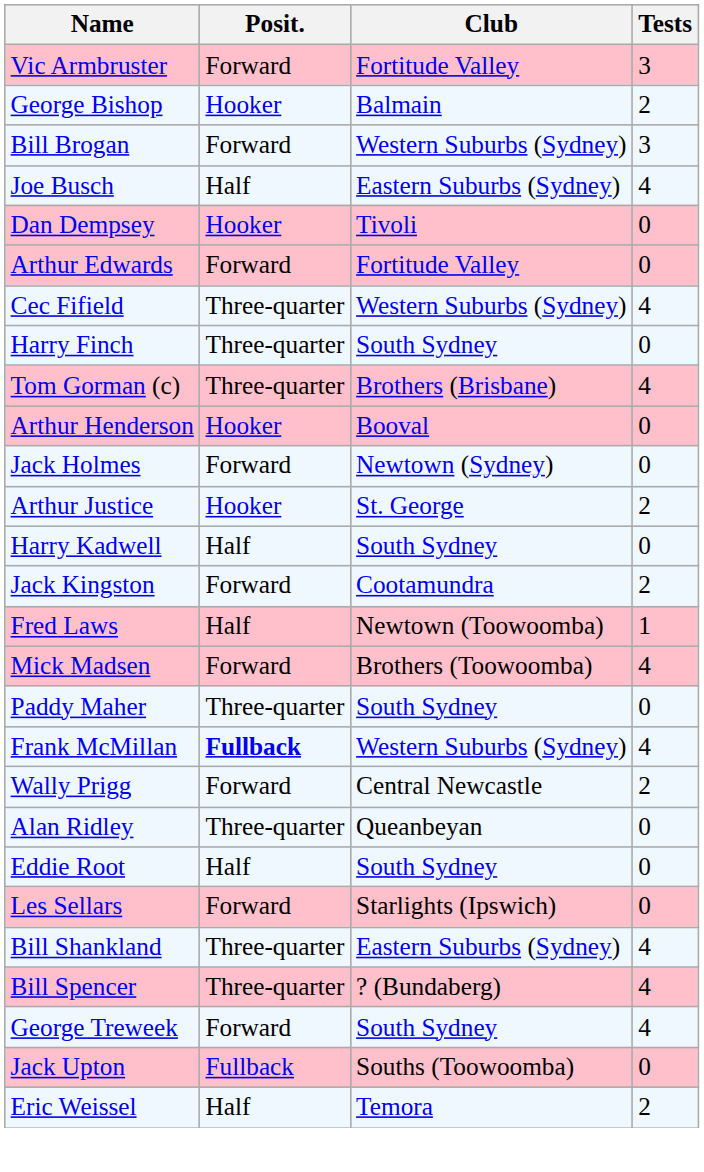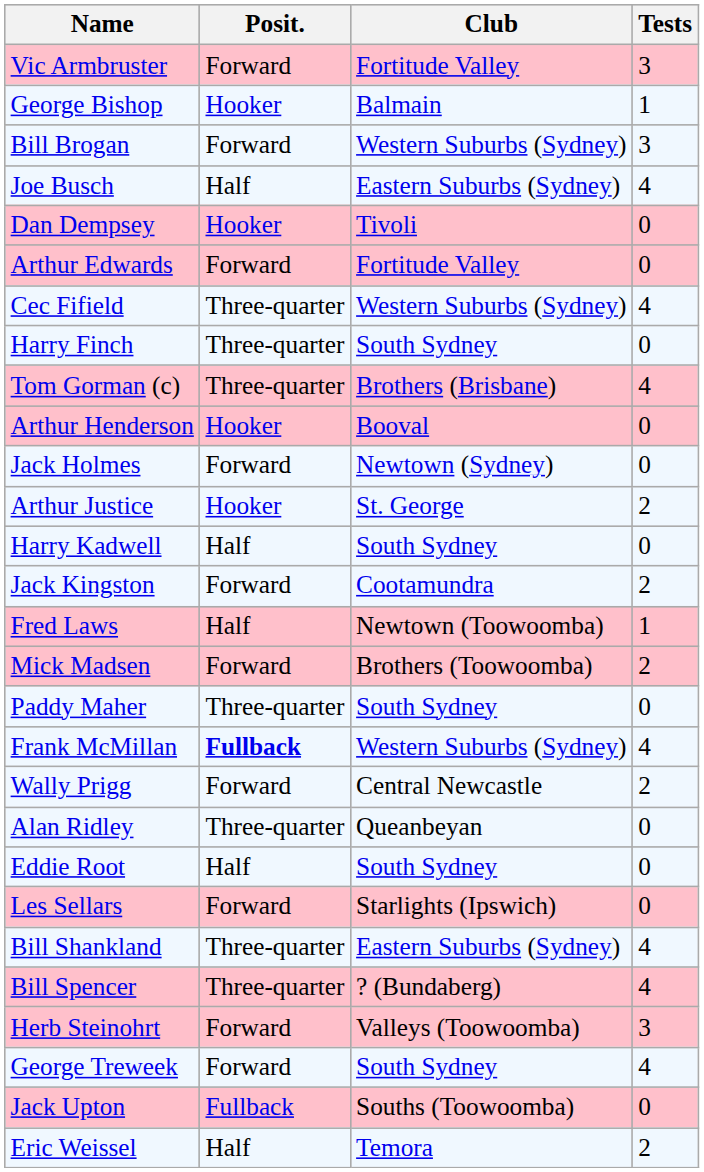(644, 104) 2 -> (644, 104) 1
(644, 666) 4 -> (644, 666) 2
+ row: (85, 1026)
